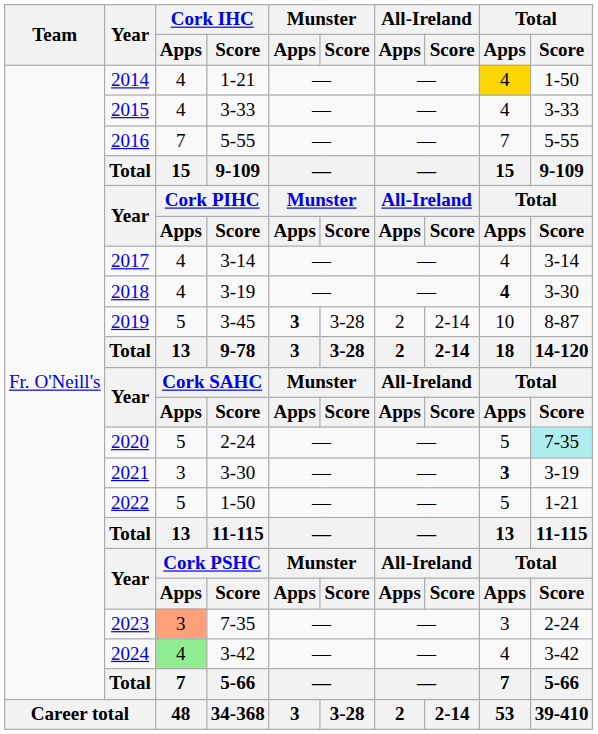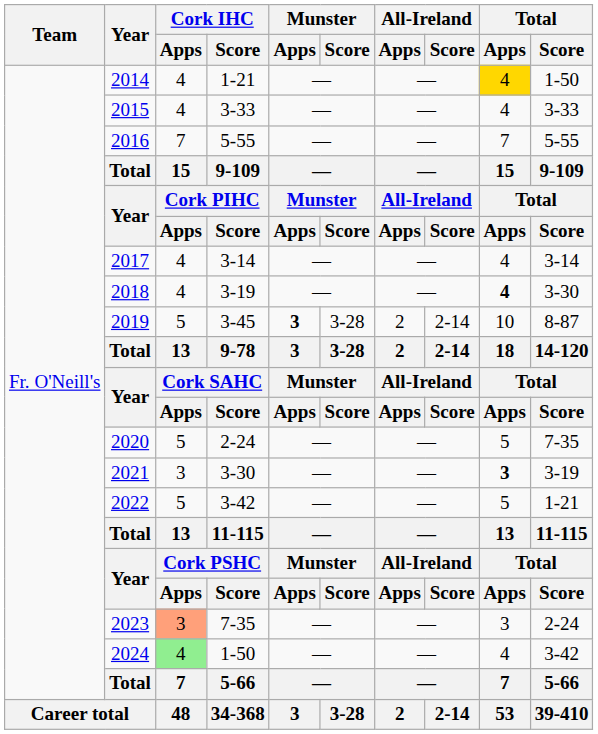(562, 442) paleturquoise background -> (562, 442) no background
(238, 502) 1-50 -> (238, 502) 3-42
(238, 653) 3-42 -> (238, 653) 1-50
